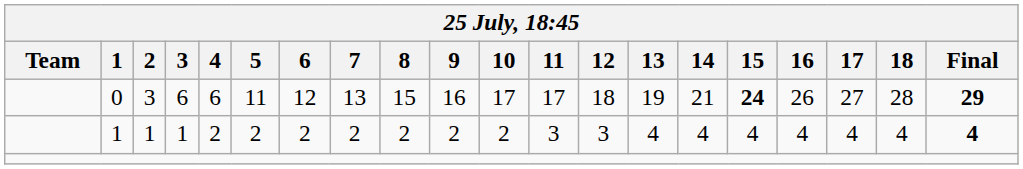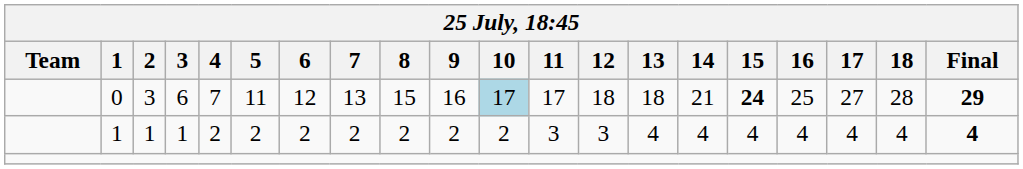(215, 97) 6 -> (215, 97) 7
(504, 97) no background -> (504, 97) lightblue background
(653, 97) 19 -> (653, 97) 18
(802, 97) 26 -> (802, 97) 25
